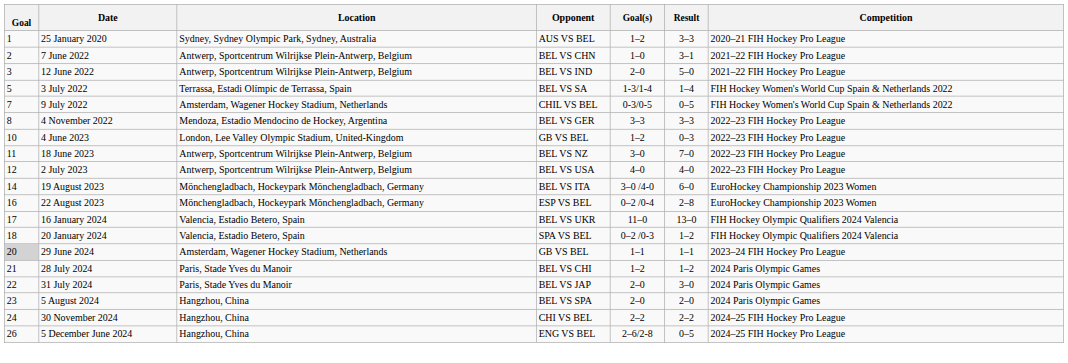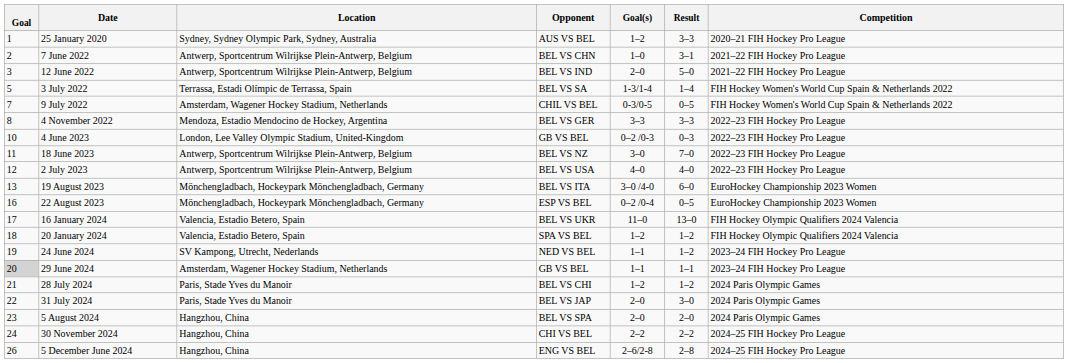(637, 137) 1–2 -> (637, 137) 0–2 /0-3
(12, 187) 14 -> (12, 187) 13
(687, 203) 2–8 -> (687, 203) 0–5
(637, 236) 0–2 /0-3 -> (637, 236) 1–2
+ row: (68, 252)
(687, 334) 0–5 -> (687, 350) 2–8
